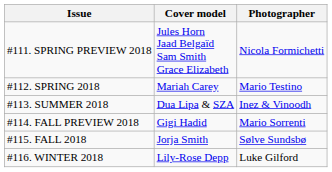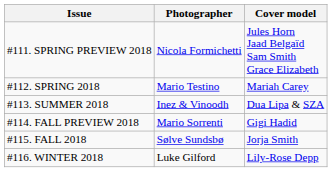columns swapped: (195, 13) <-> (282, 13)
